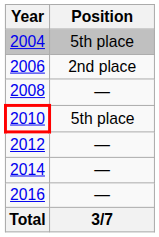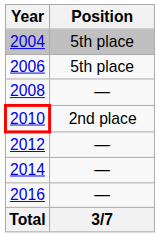(102, 66) 2nd place -> (102, 66) 5th place
(103, 118) 5th place -> (103, 118) 2nd place
